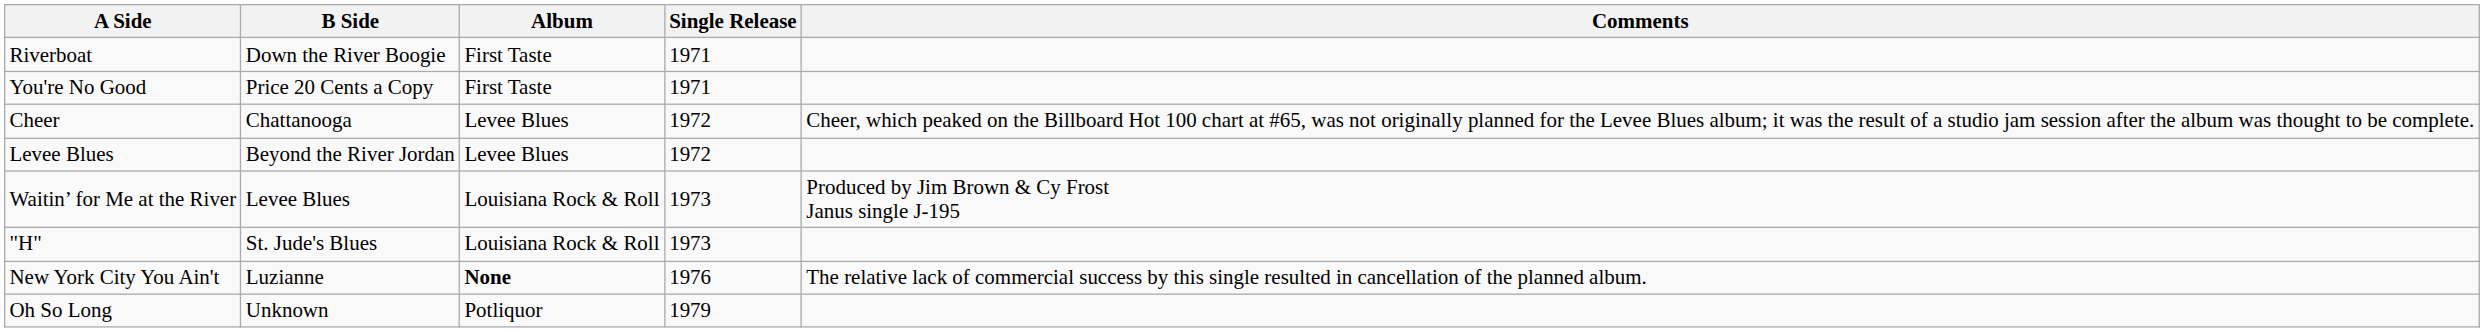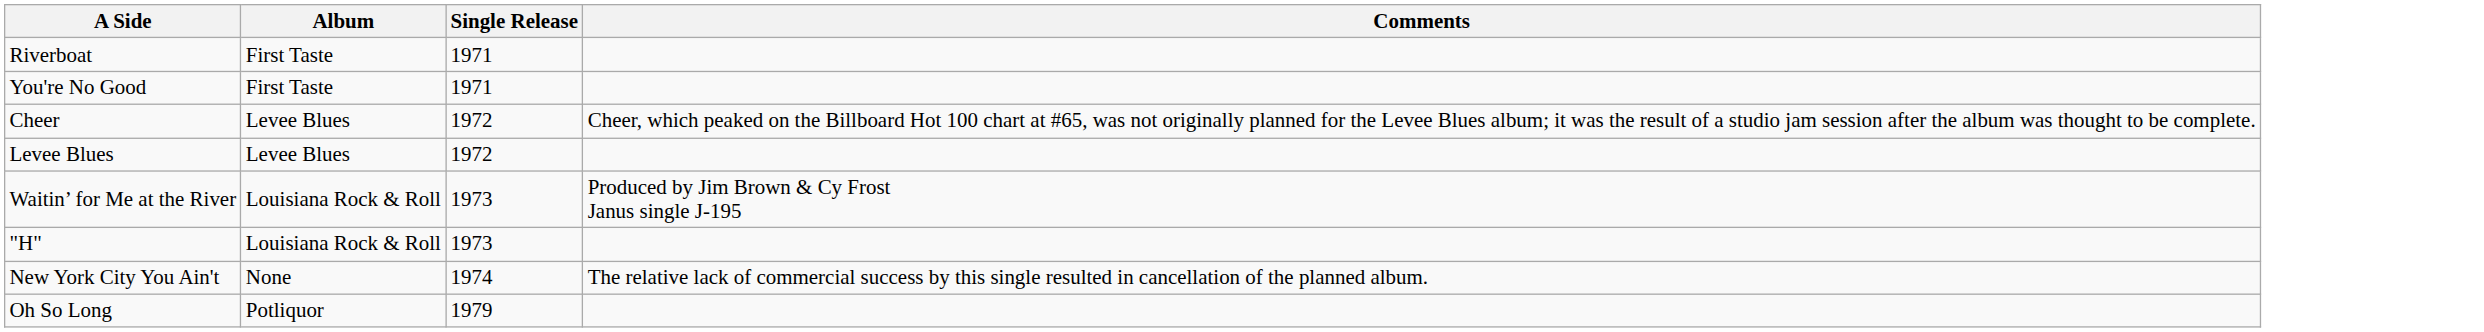- column: (350, 21)
(488, 277) bold -> (269, 277) normal
(690, 277) 1976 -> (471, 277) 1974
